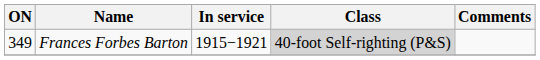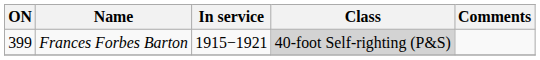(20, 42) 349 -> (20, 42) 399
